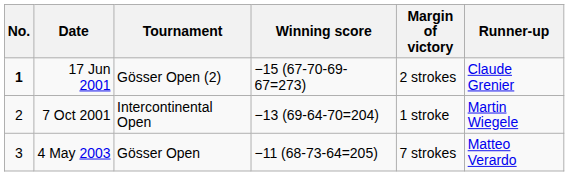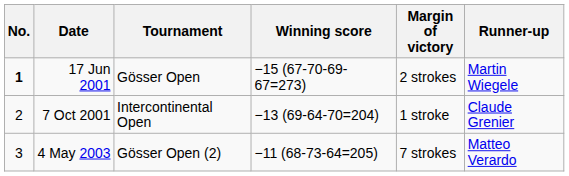(169, 77) Gösser Open (2) -> (159, 77) Gösser Open
(491, 77) Claude Grenier -> (493, 77) Martin Wiegele
(493, 115) Martin Wiegele -> (491, 115) Claude Grenier
(159, 153) Gösser Open -> (169, 153) Gösser Open (2)
